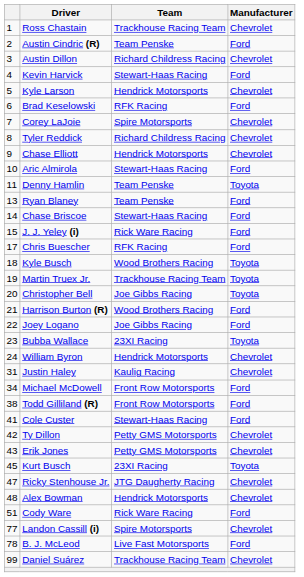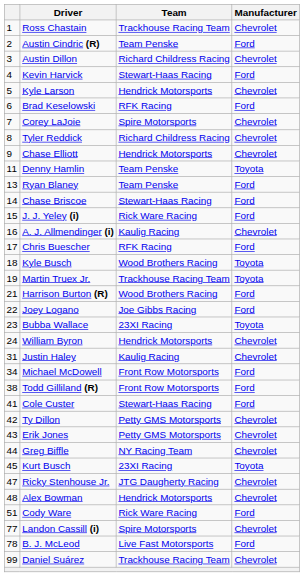- row: (50, 169)
+ row: (68, 231)
- row: (57, 294)
+ row: (45, 450)
